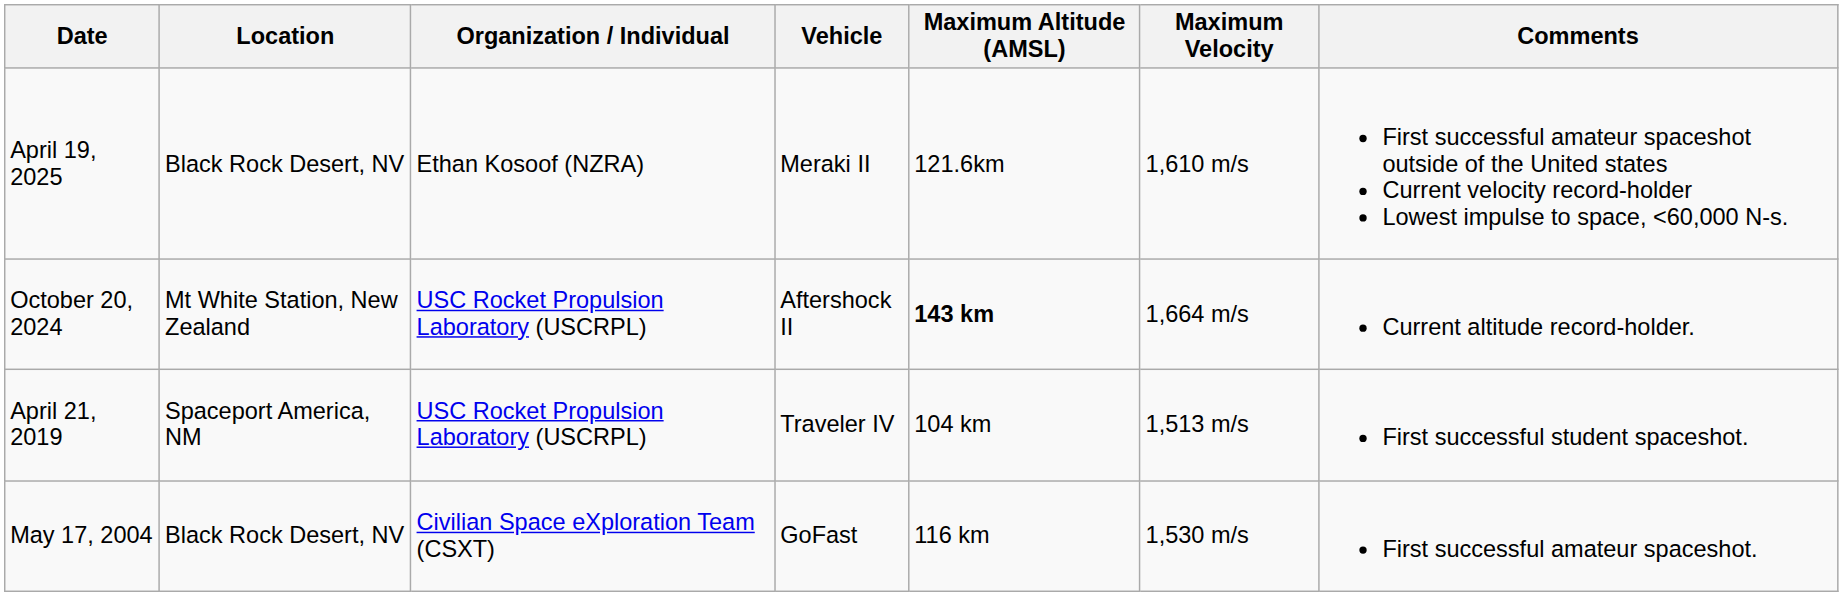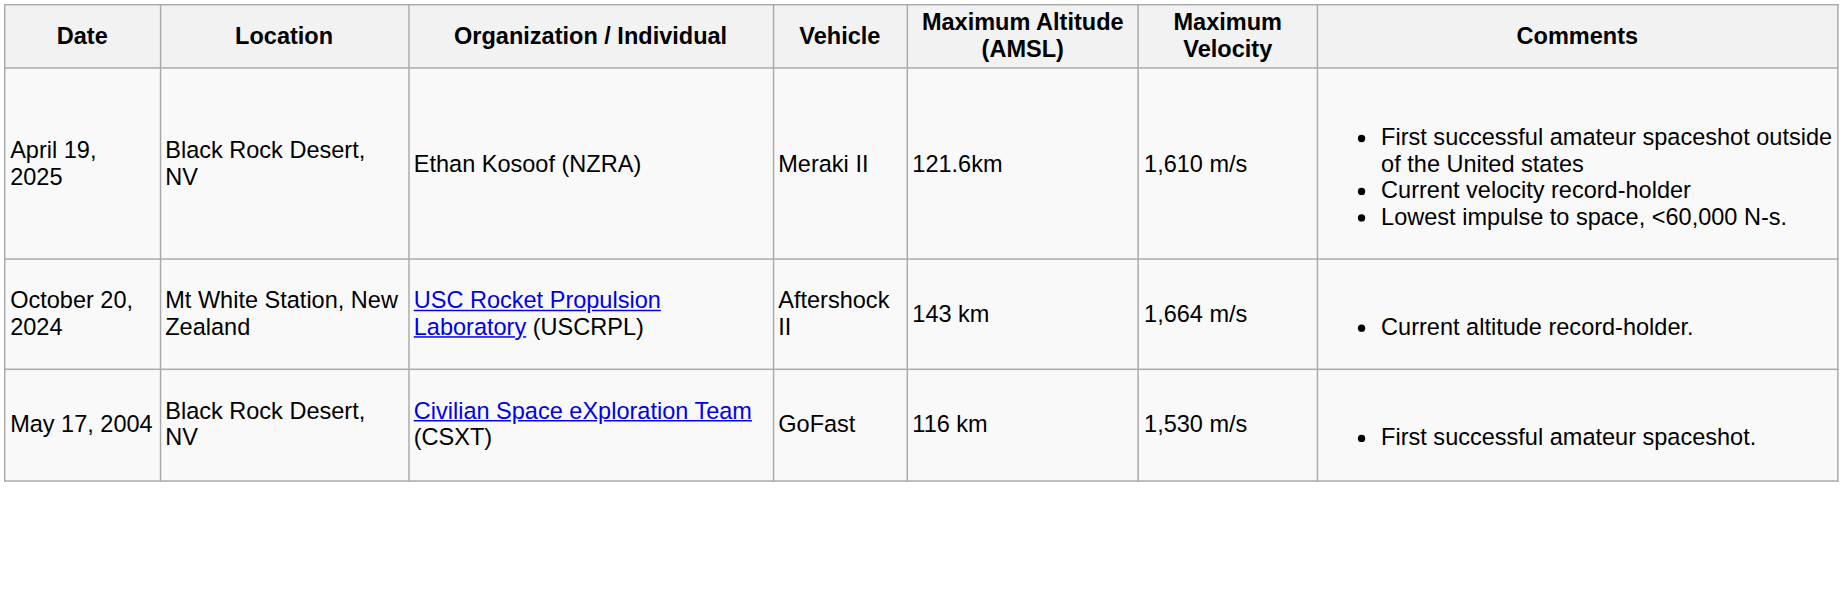(954, 313) bold -> (951, 313) normal
- row: (53, 424)
